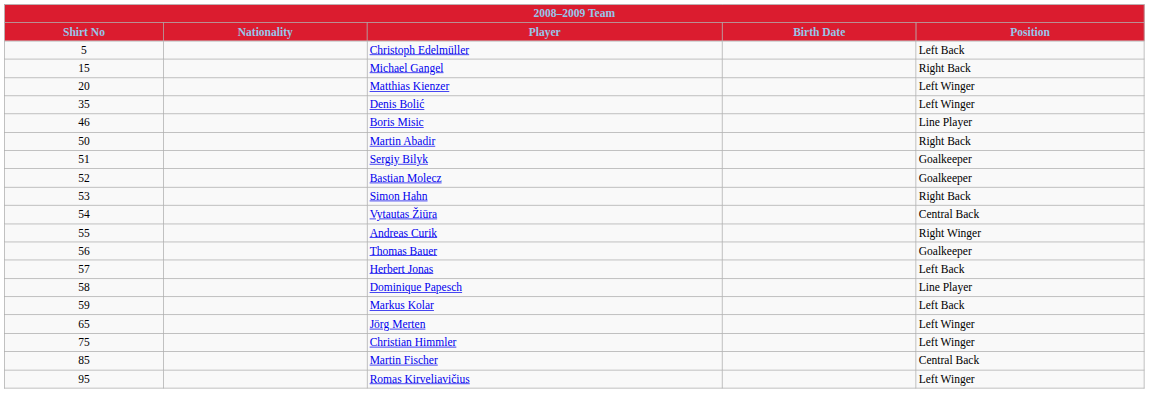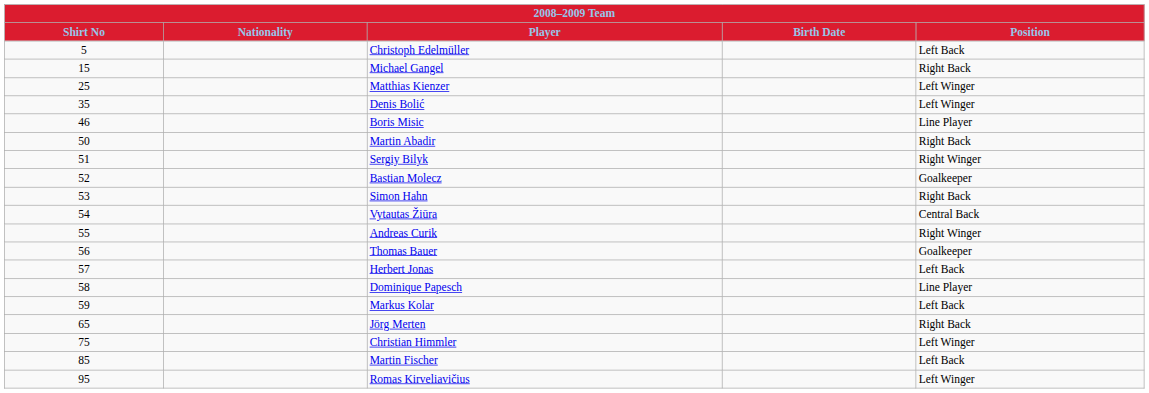(84, 86) 20 -> (84, 86) 25
(945, 159) Goalkeeper -> (950, 159) Right Winger
(947, 324) Left Winger -> (945, 324) Right Back
(949, 360) Central Back -> (942, 360) Left Back
